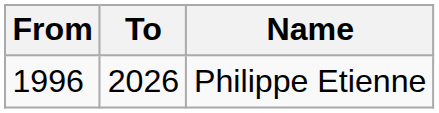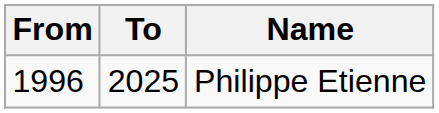(143, 81) 2026 -> (143, 81) 2025
